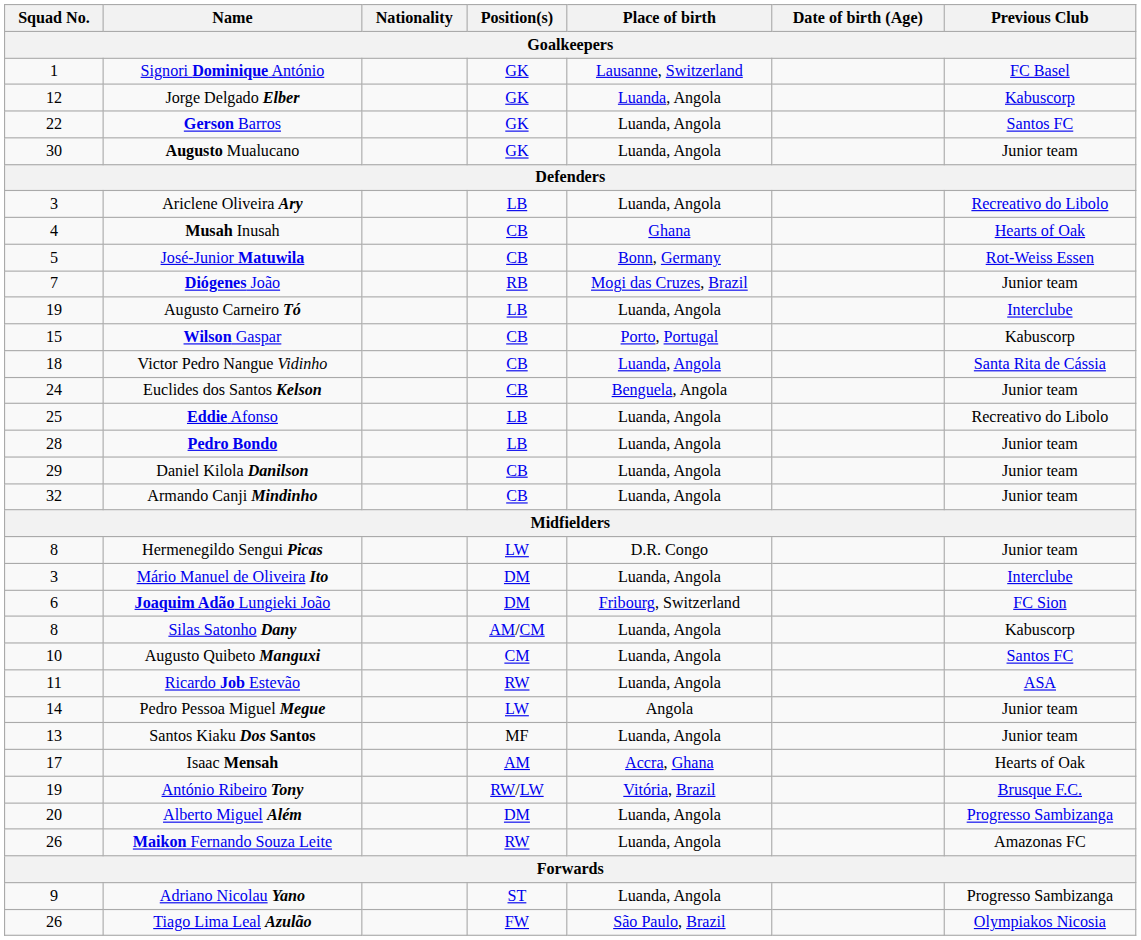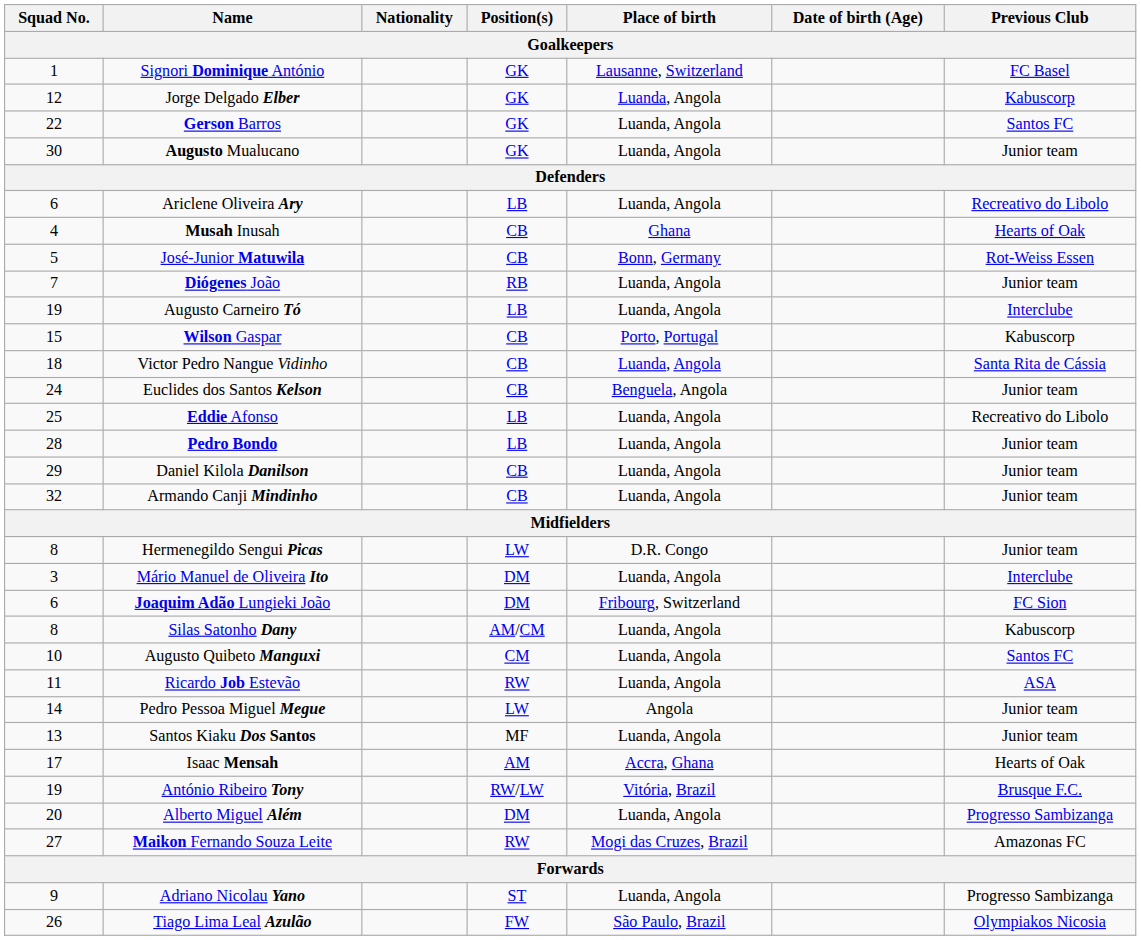(54, 204) 3 -> (54, 204) 6
(669, 284) Mogi das Cruzes, Brazil -> (669, 284) Luanda, Angola
(54, 842) 26 -> (54, 842) 27
(669, 842) Luanda, Angola -> (669, 842) Mogi das Cruzes, Brazil
